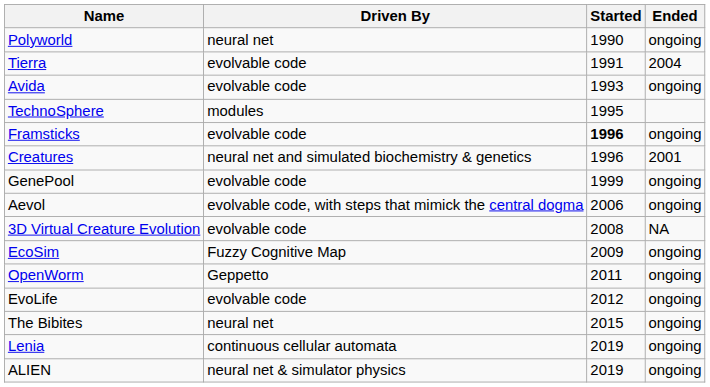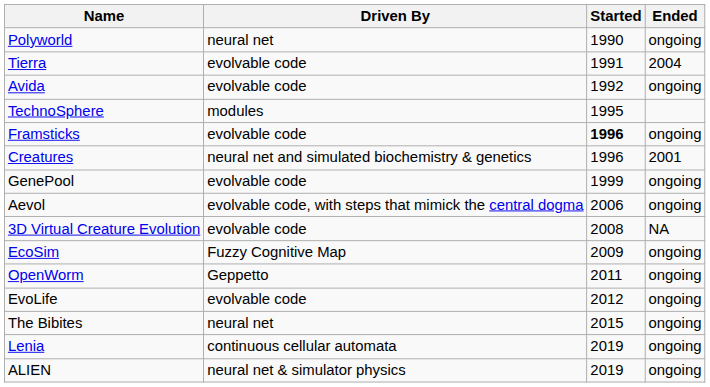(607, 87) 1993 -> (607, 87) 1992
